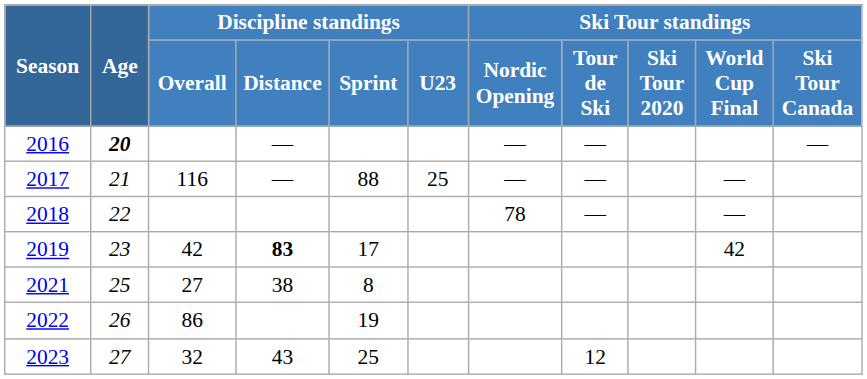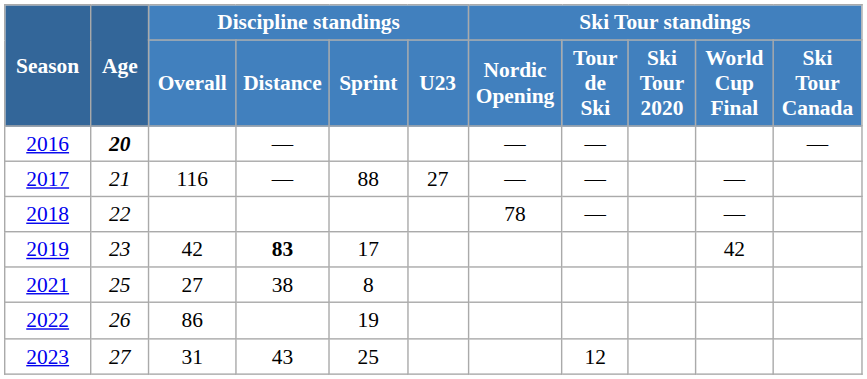(438, 179) 25 -> (438, 179) 27
(192, 355) 32 -> (192, 355) 31
